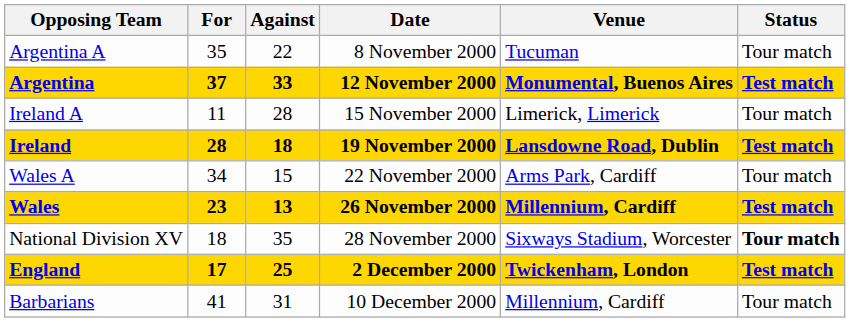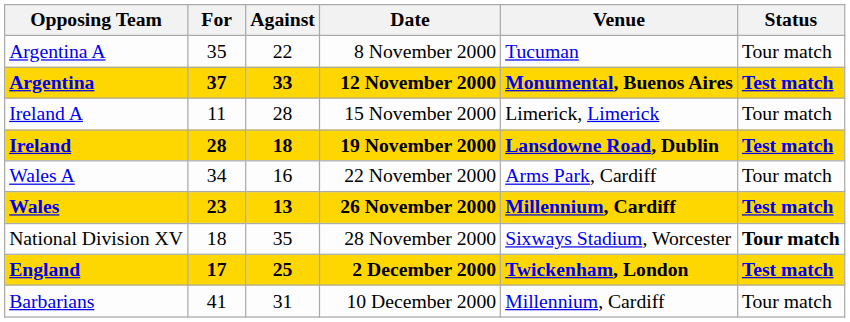(283, 176) 15 -> (283, 176) 16
